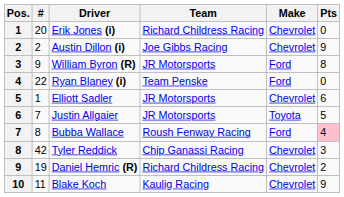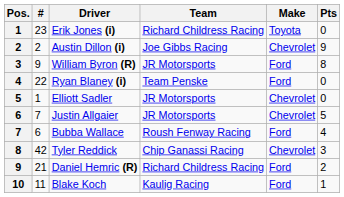(41, 30) 20 -> (41, 30) 23
(292, 30) Chevrolet -> (285, 30) Toyota
(323, 99) 6 -> (323, 99) 0
(285, 116) Toyota -> (292, 116) Chevrolet
(38, 133) 8 -> (38, 133) 6
(323, 133) pink background -> (323, 133) no background
(41, 167) 19 -> (41, 167) 21
(292, 167) Chevrolet -> (280, 167) Ford
(292, 184) Chevrolet -> (280, 184) Ford
(323, 184) 9 -> (323, 184) 1
